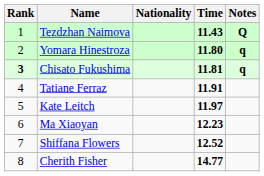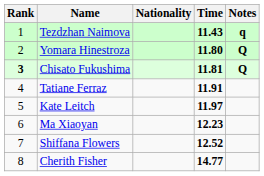(242, 32) Q -> (242, 32) q
(242, 50) q -> (242, 50) Q
(242, 69) q -> (242, 69) Q
